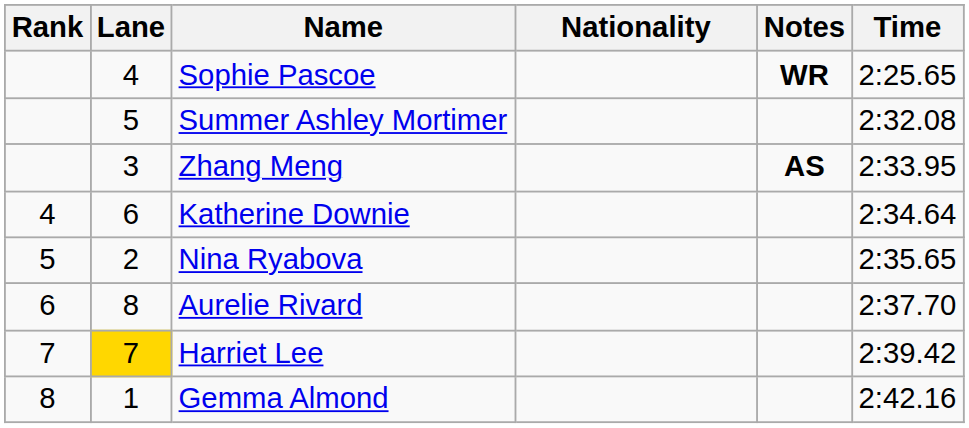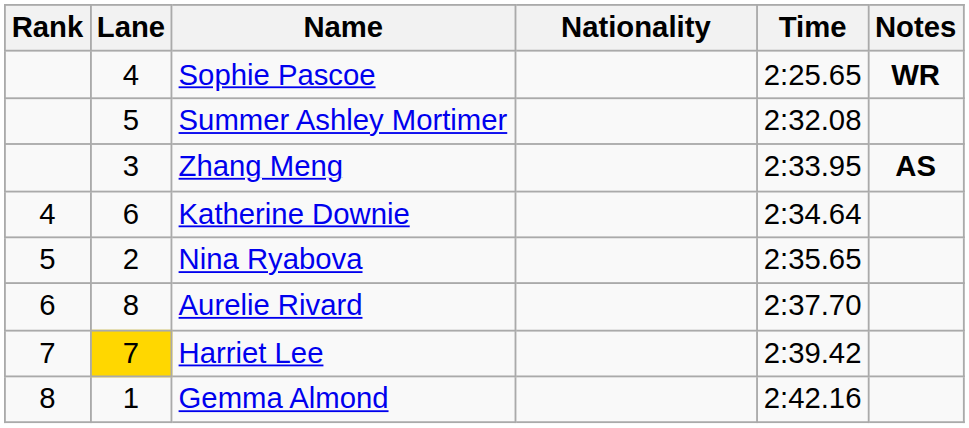columns swapped: (907, 27) <-> (804, 27)
